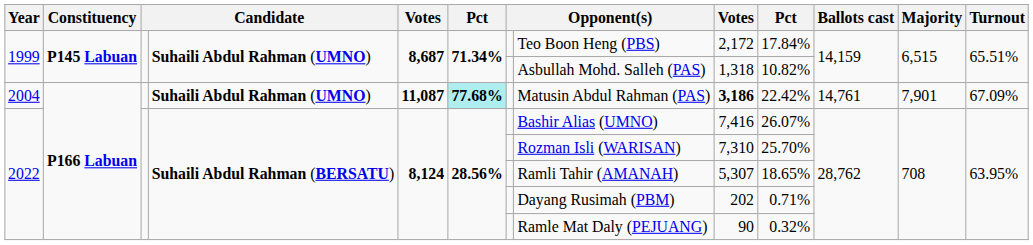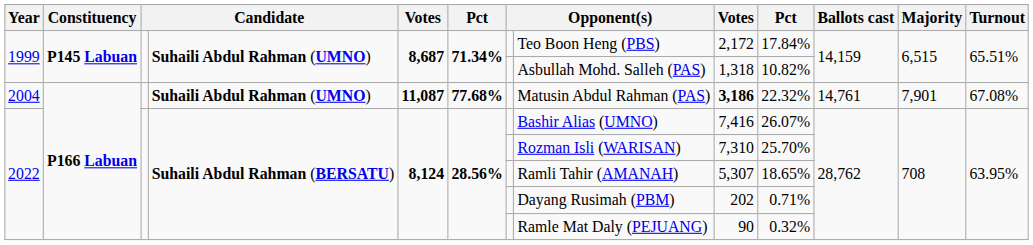(477, 95) paleturquoise background -> (477, 95) no background
(786, 95) 22.42% -> (786, 95) 22.32%
(994, 95) 67.09% -> (994, 95) 67.08%
